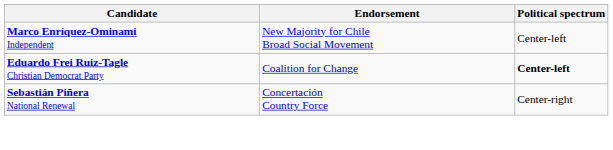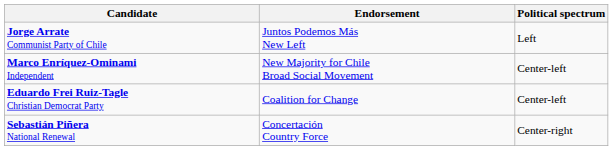+ row: (57, 37)
(544, 68) bold -> (542, 99) normal
